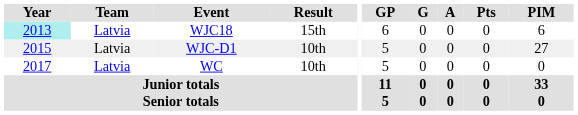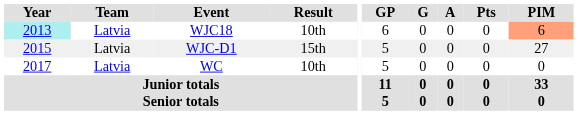(313, 30) 15th -> (313, 30) 10th
(541, 30) no background -> (541, 30) lightsalmon background
(313, 48) 10th -> (313, 48) 15th
